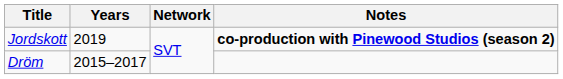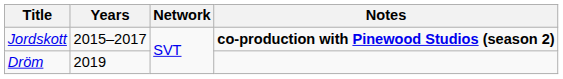(90, 39) 2019 -> (110, 39) 2015–2017
(110, 62) 2015–2017 -> (90, 62) 2019
